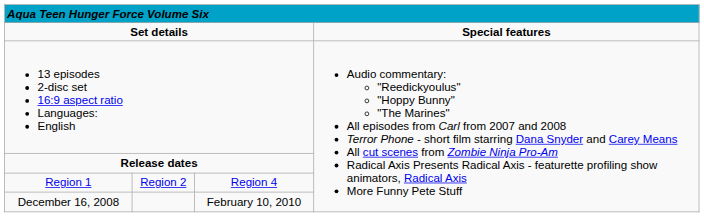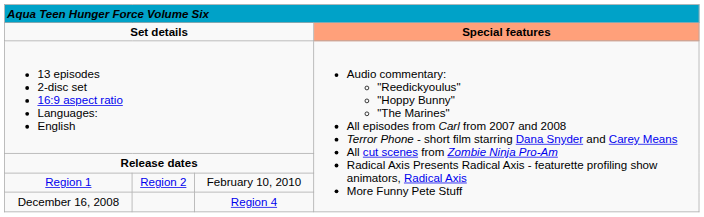(506, 32) no background -> (506, 32) lightsalmon background
(254, 183) Region 4 -> (254, 183) February 10, 2010
(254, 202) February 10, 2010 -> (254, 202) Region 4
